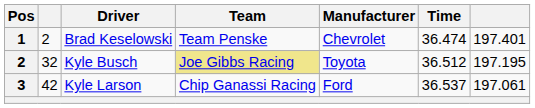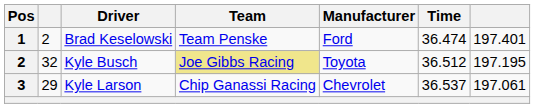(354, 39) Chevrolet -> (338, 39) Ford
(50, 86) 42 -> (50, 86) 29
(338, 86) Ford -> (354, 86) Chevrolet
